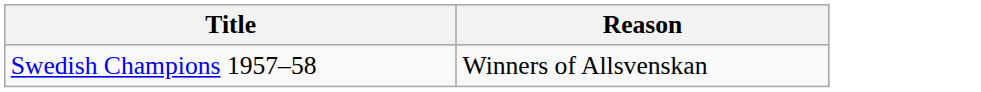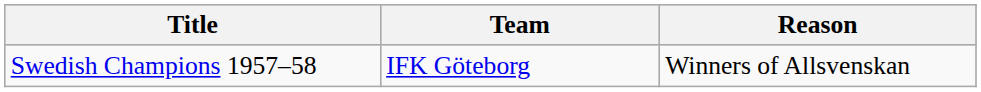+ column: (520, 24)
